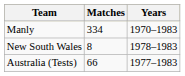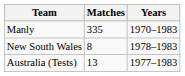(95, 29) 334 -> (95, 29) 335
(92, 63) 66 -> (92, 63) 13
